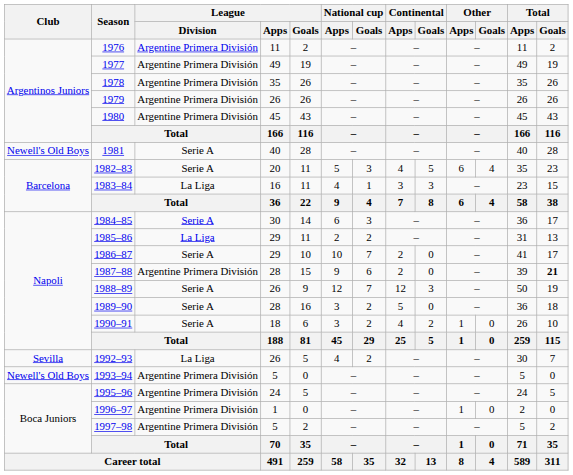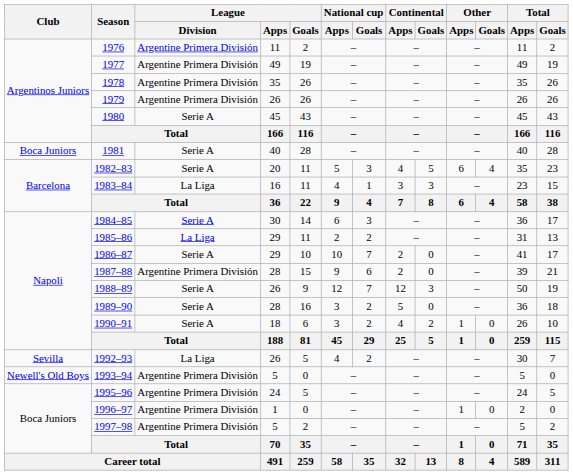(198, 116) Argentine Primera División -> (198, 116) Serie A
(48, 151) Newell's Old Boys -> (48, 151) Boca Juniors
(553, 271) bold -> (553, 271) normal
